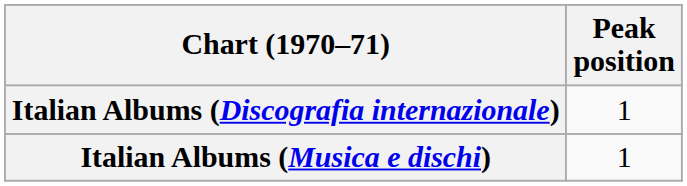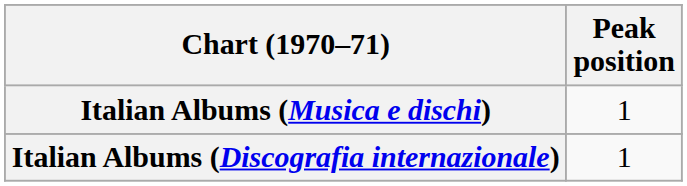rows swapped: (286, 109) <-> (286, 156)
